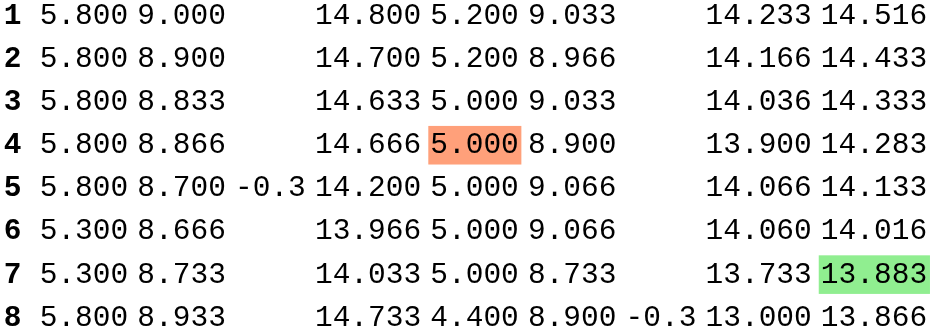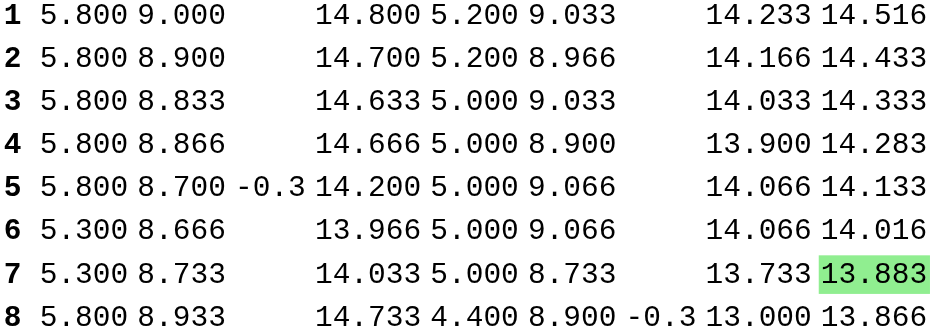(759, 102) 14.036 -> (759, 102) 14.033
(475, 145) lightsalmon background -> (475, 145) no background
(759, 231) 14.060 -> (759, 231) 14.066
